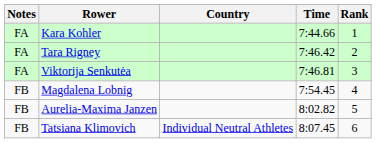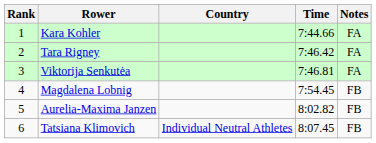columns swapped: (355, 14) <-> (21, 14)
